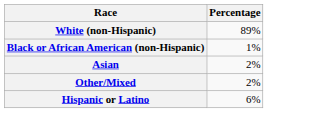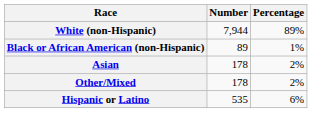+ column: (229, 13)
